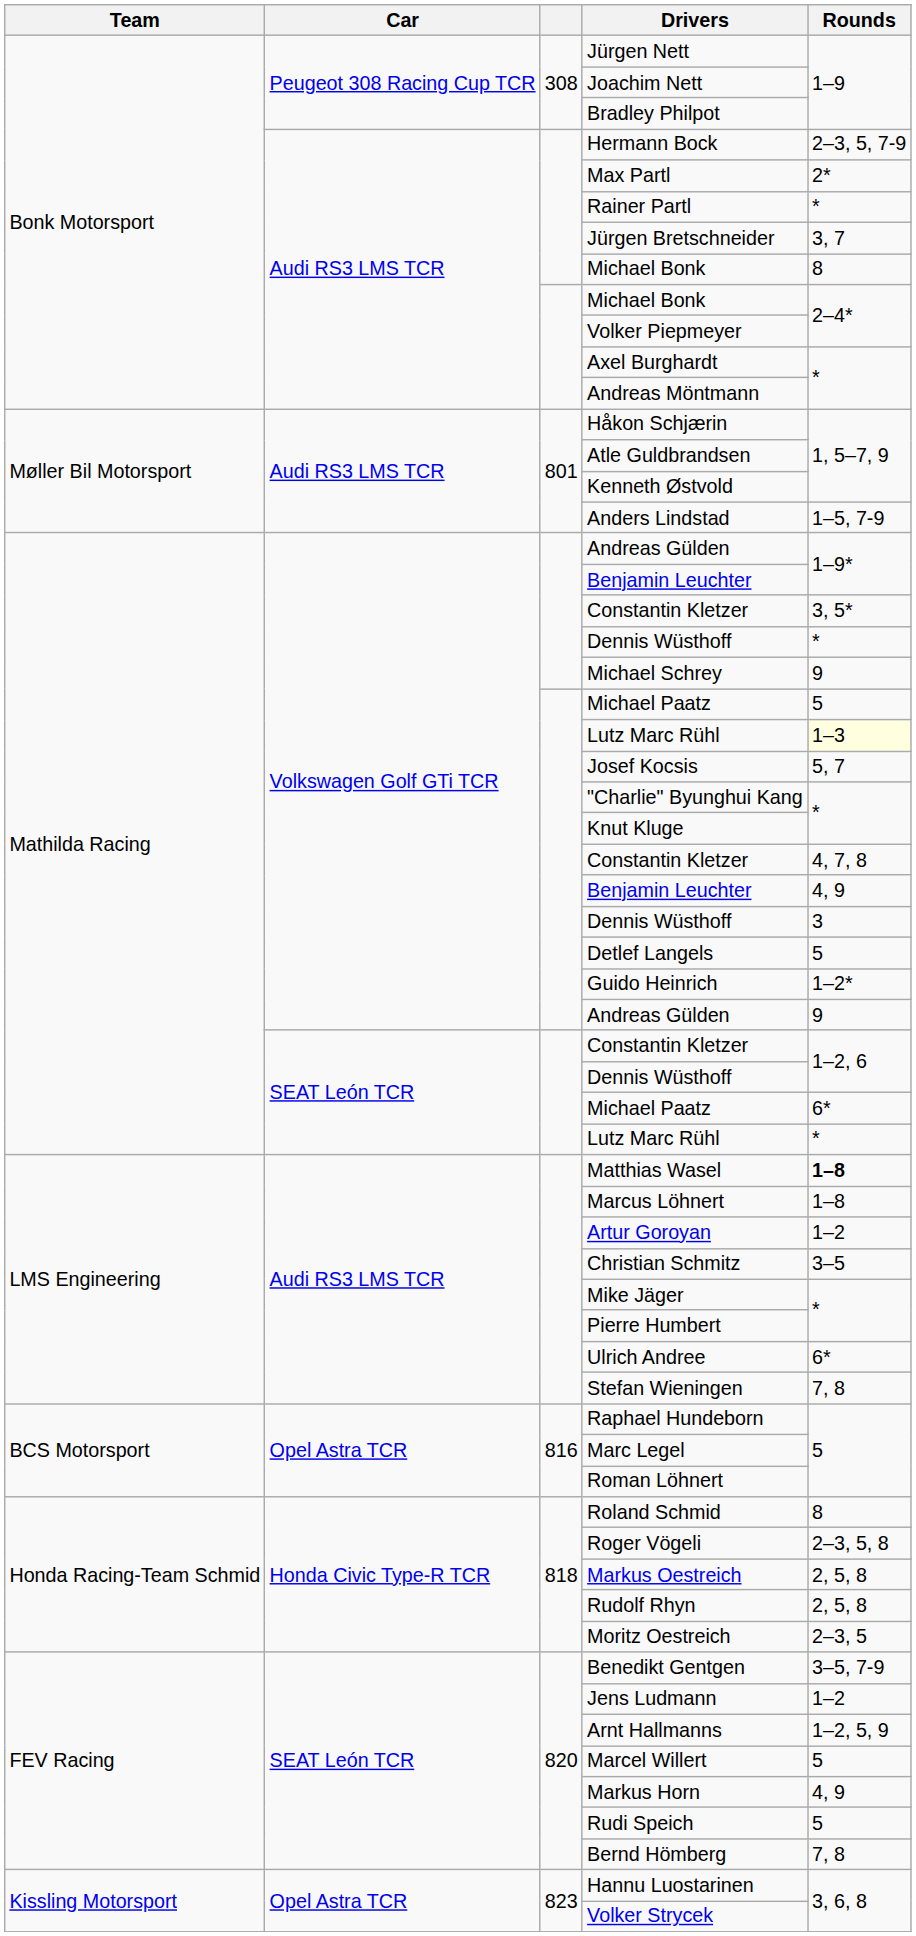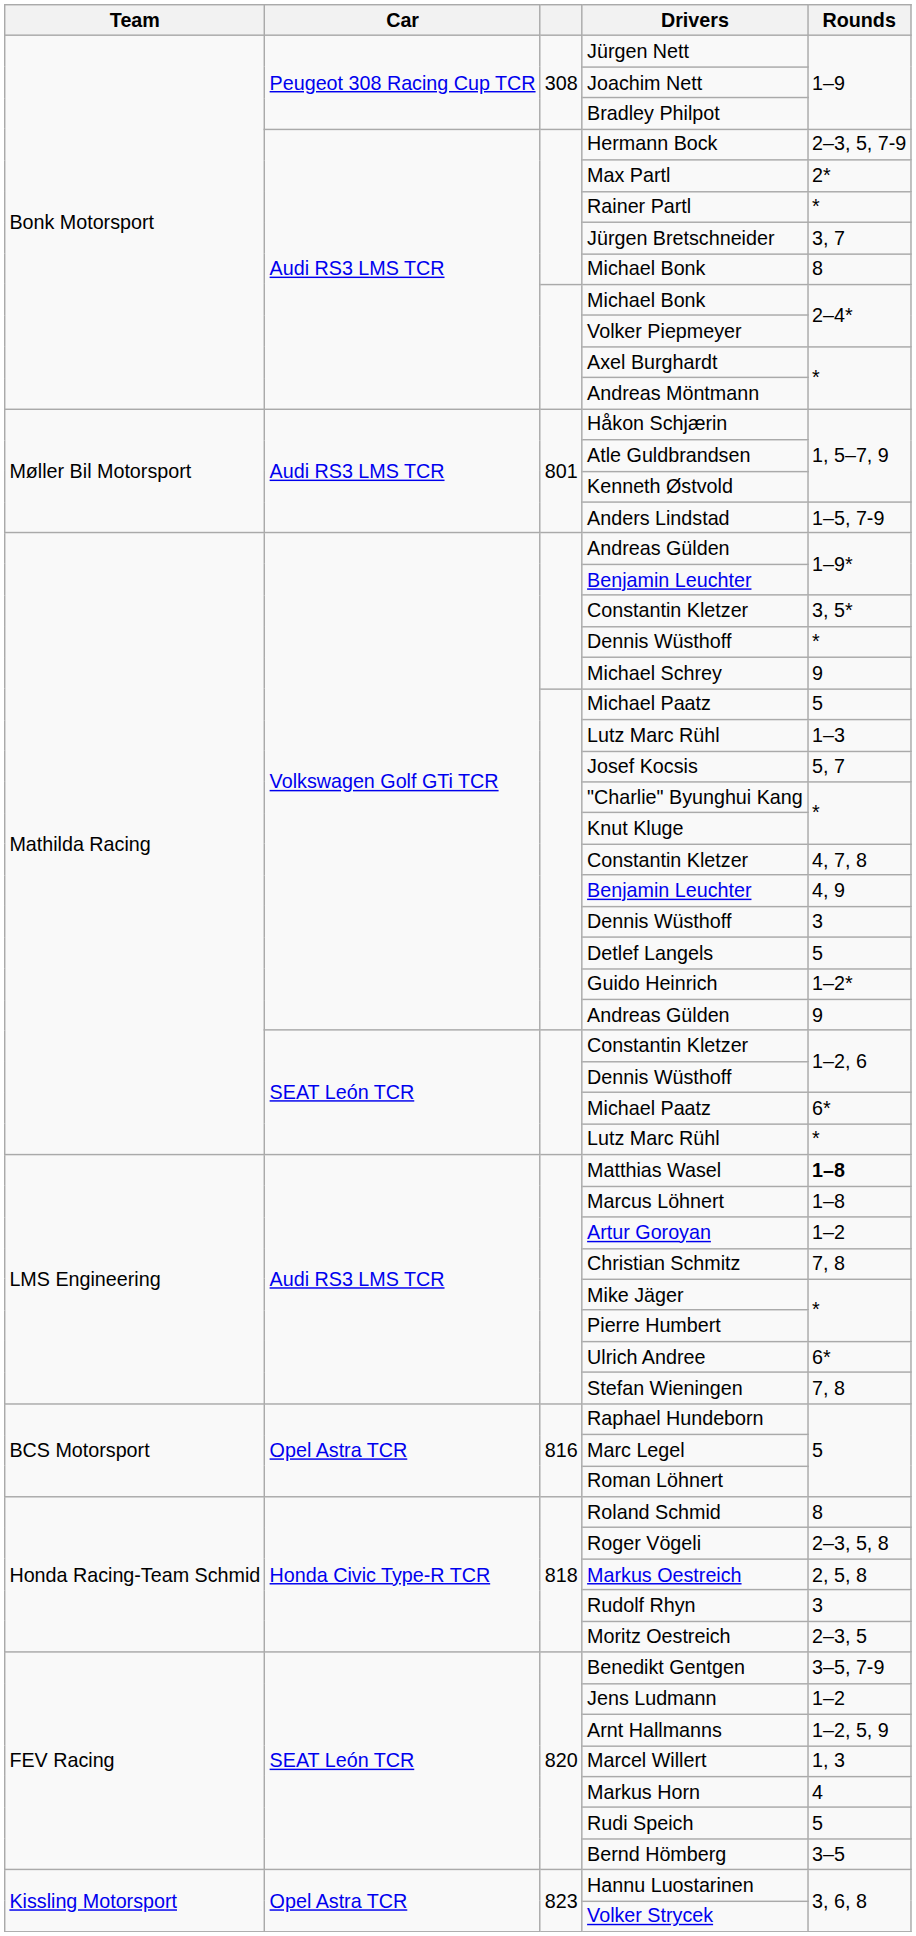(829, 735) lightyellow background -> (829, 735) no background
(829, 1263) 3–5 -> (829, 1263) 7, 8
(839, 1605) 2, 5, 8 -> (818, 1605) 3
(818, 1761) 5 -> (829, 1761) 1, 3
(829, 1792) 4, 9 -> (818, 1792) 4
(829, 1854) 7, 8 -> (829, 1854) 3–5
